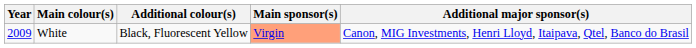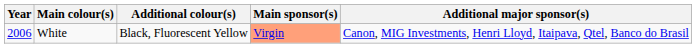(19, 33) 2009 -> (19, 33) 2006
